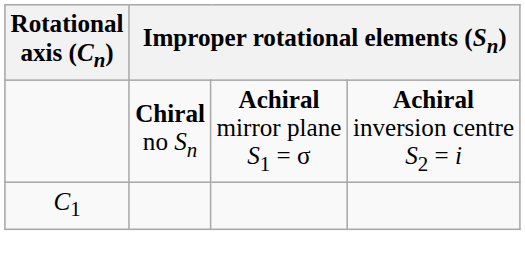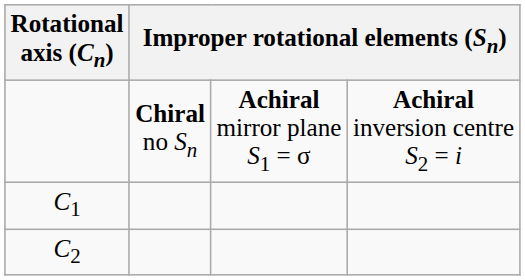+ row: (67, 251)
